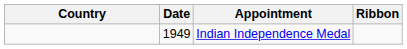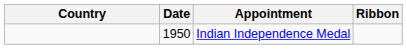(177, 34) 1949 -> (177, 34) 1950
